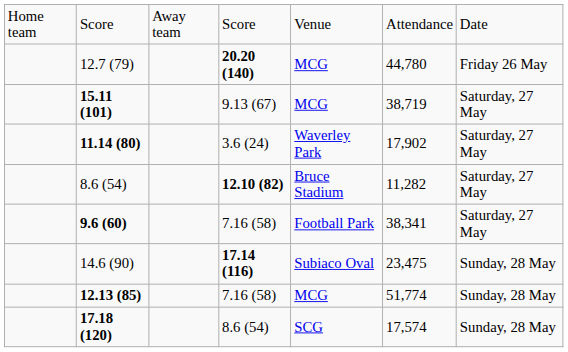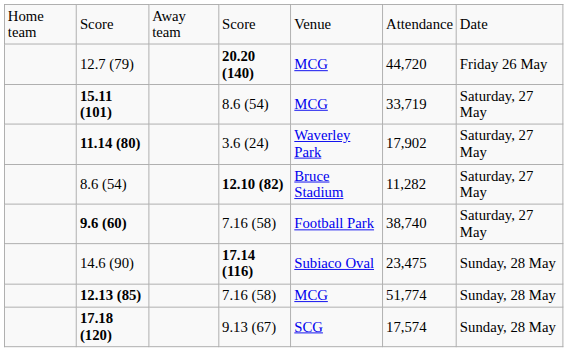(406, 64) 44,780 -> (406, 64) 44,720
(249, 104) 9.13 (67) -> (245, 104) 8.6 (54)
(406, 104) 38,719 -> (406, 104) 33,719
(406, 223) 38,341 -> (406, 223) 38,740
(245, 327) 8.6 (54) -> (249, 327) 9.13 (67)
